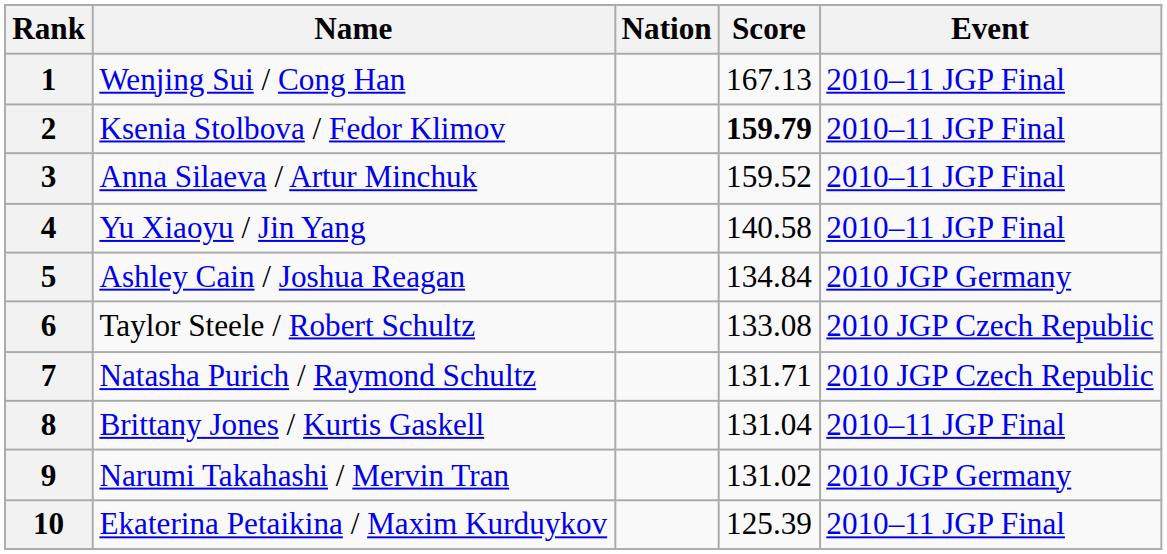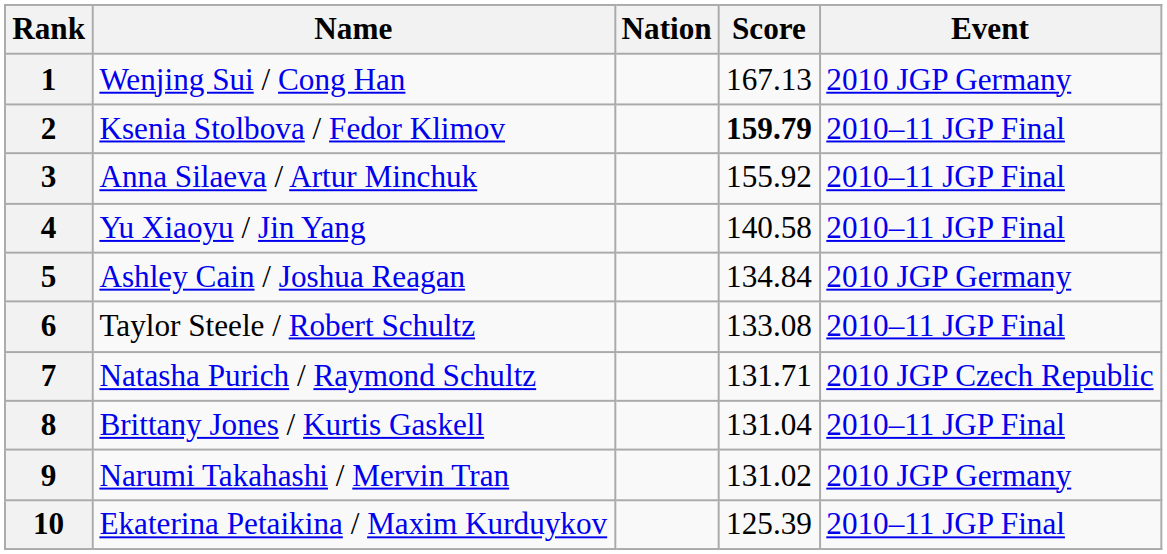(946, 78) 2010–11 JGP Final -> (949, 78) 2010 JGP Germany
(769, 177) 159.52 -> (769, 177) 155.92
(990, 326) 2010 JGP Czech Republic -> (946, 326) 2010–11 JGP Final
